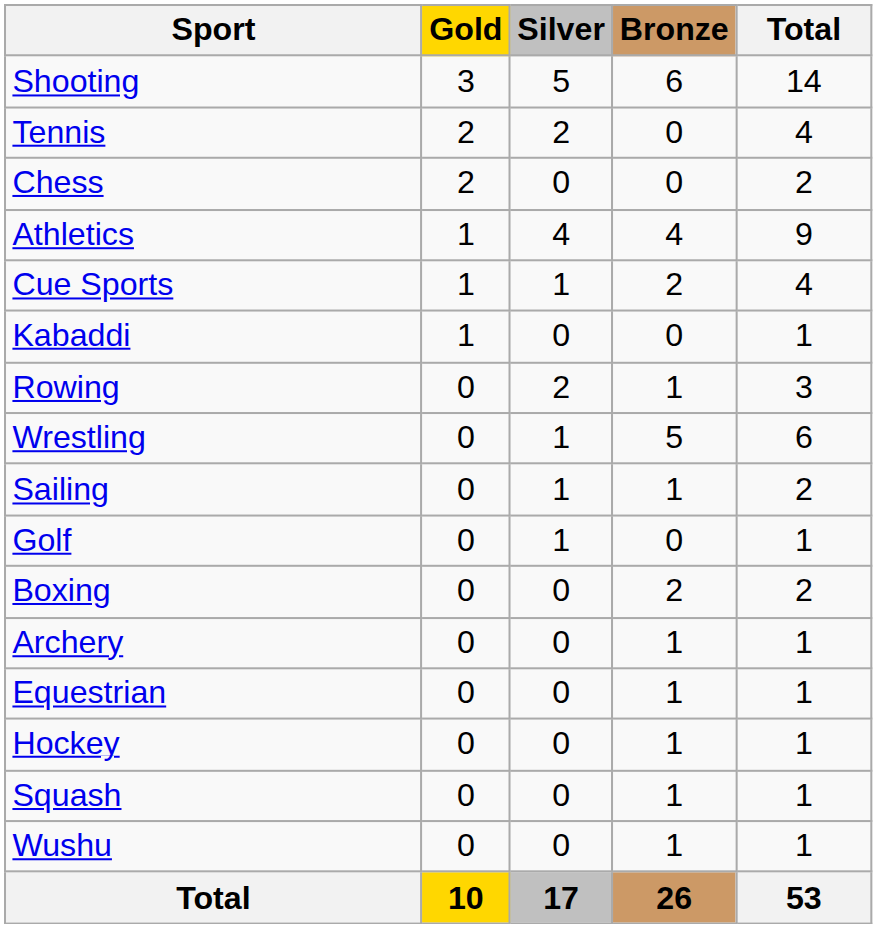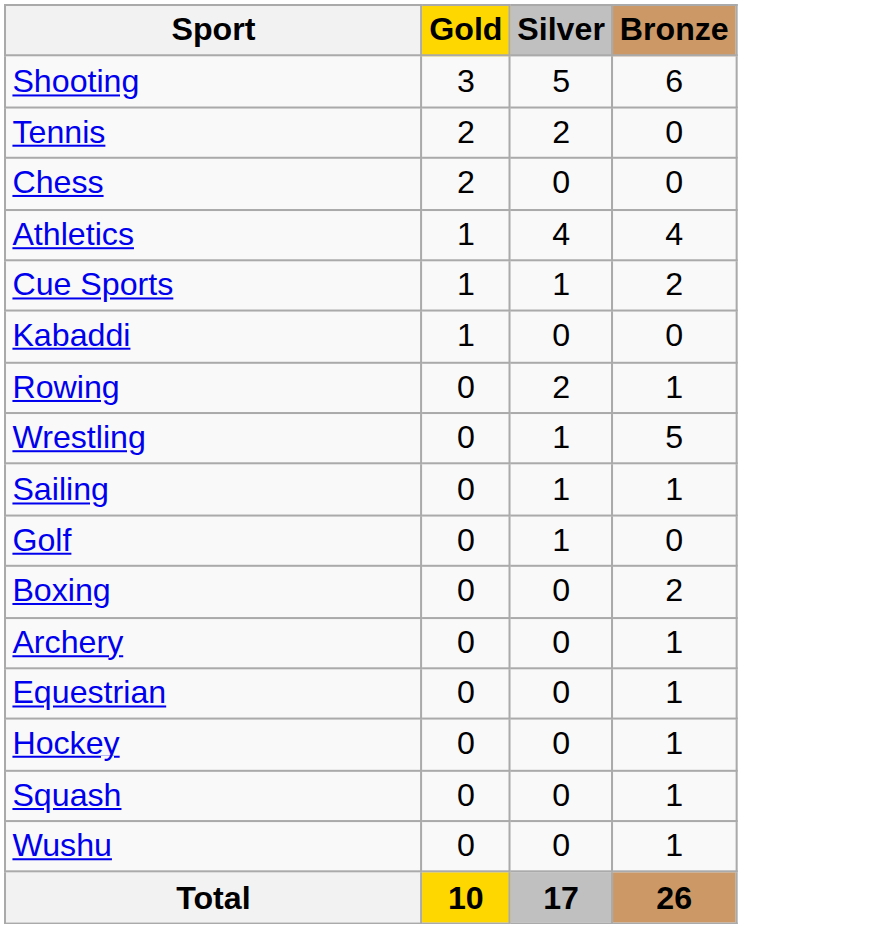- column: (804, 30)
